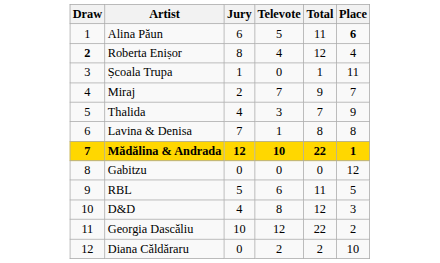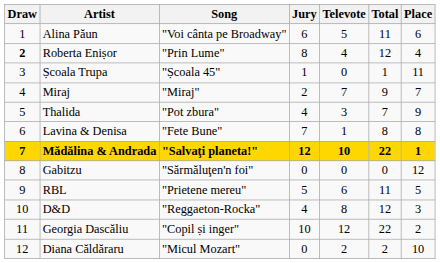+ column: (224, 14)
(353, 33) bold -> (418, 33) normal
